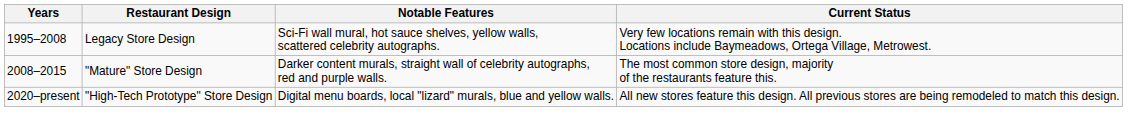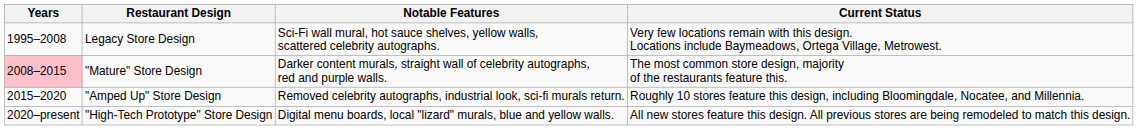(37, 71) no background -> (37, 71) pink background
+ row: (153, 96)
